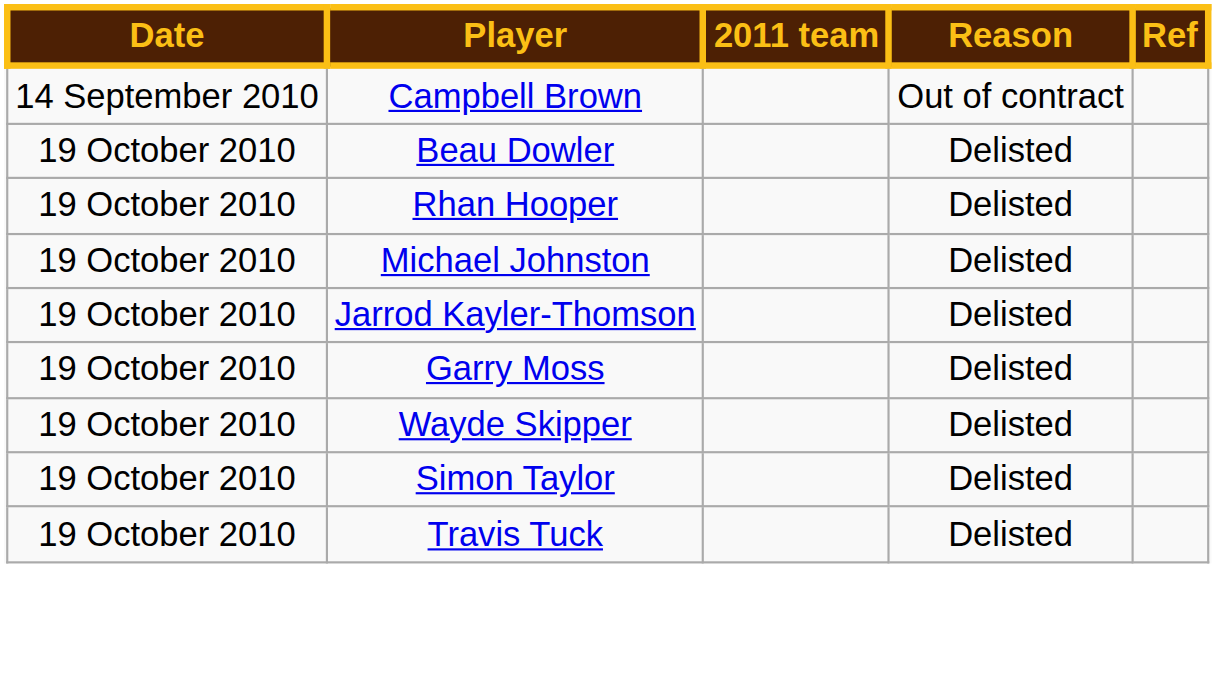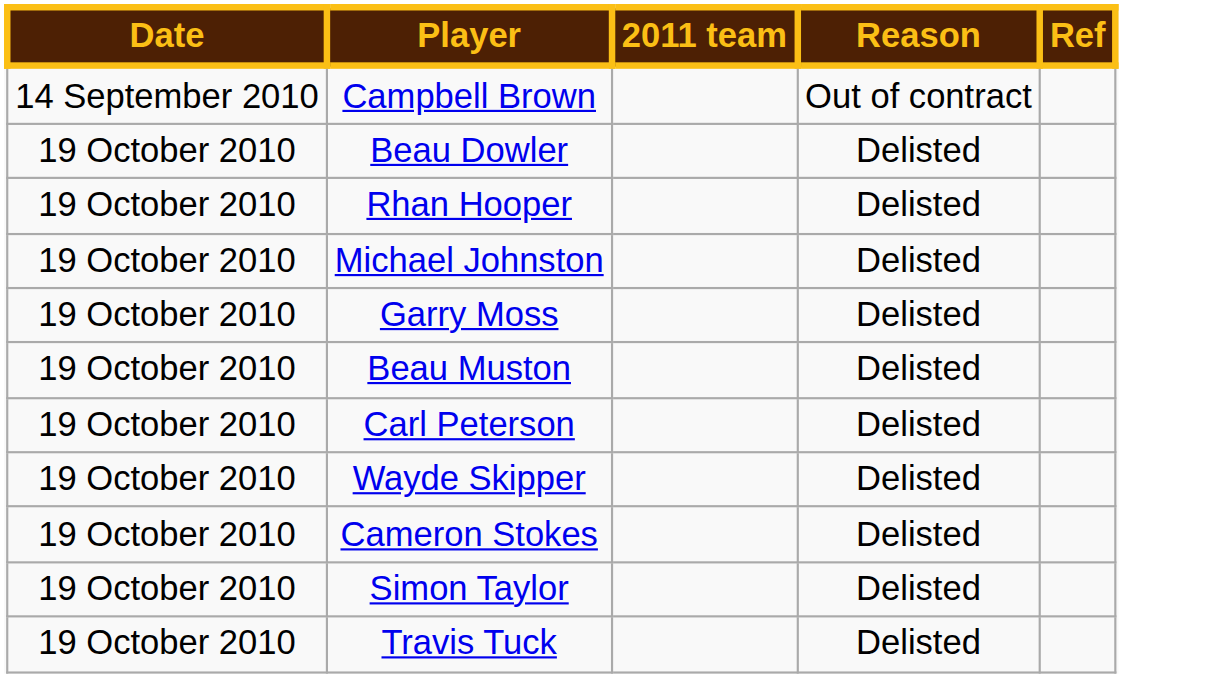- row: (515, 314)
+ row: (469, 369)
+ row: (469, 424)
+ row: (469, 533)
